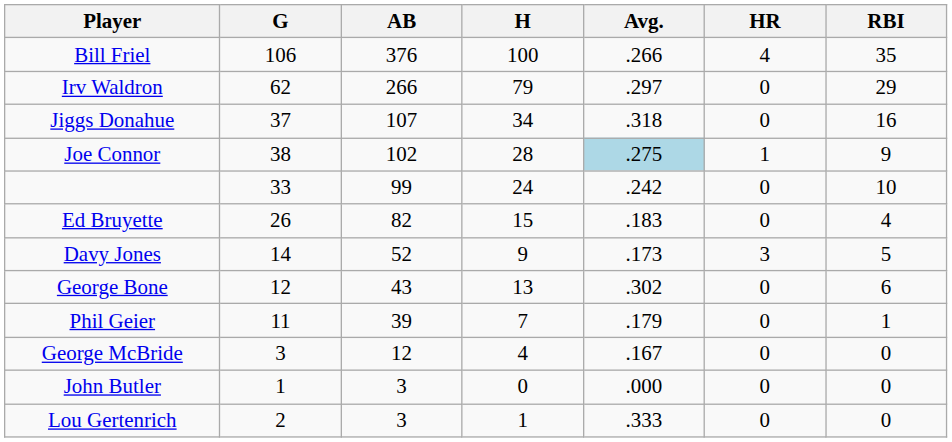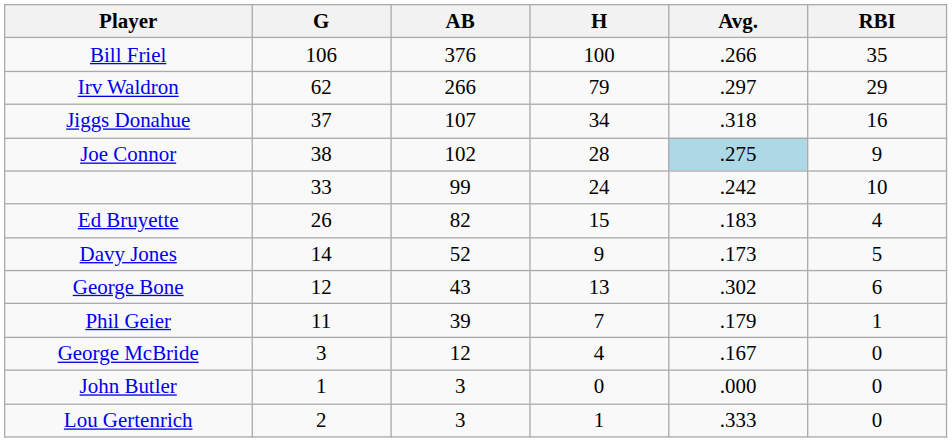- column: (765, 21)
